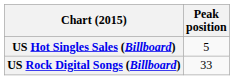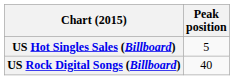(206, 65) 33 -> (206, 65) 40
